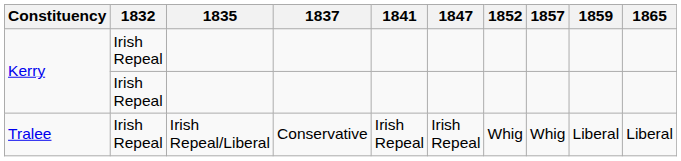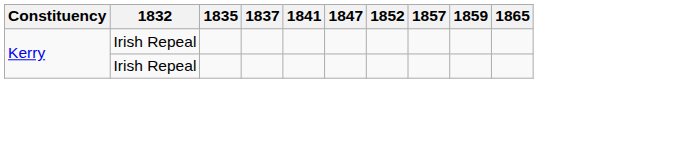- row: (30, 134)
